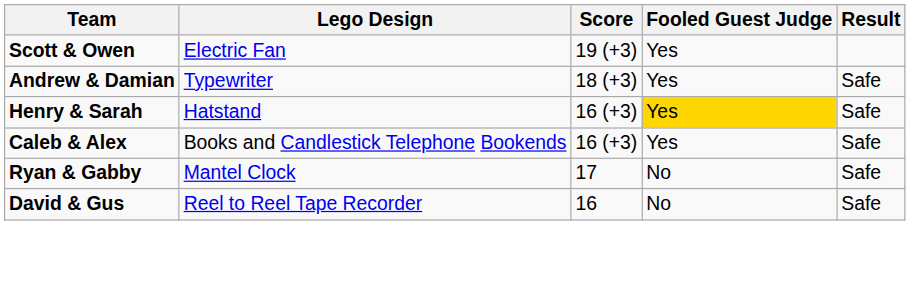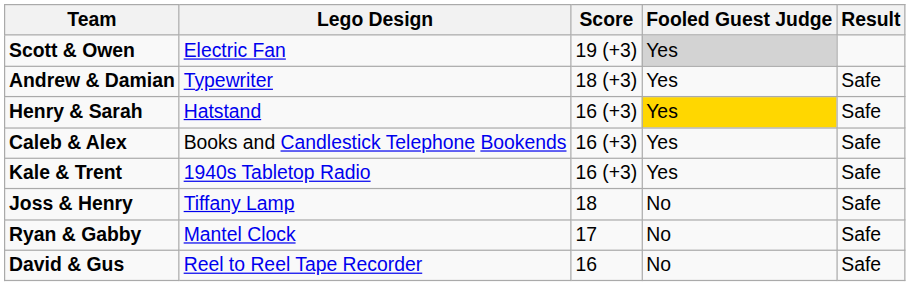(662, 50) no background -> (662, 50) lightgrey background
+ row: (66, 173)
+ row: (71, 204)
